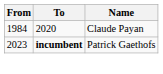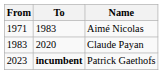+ row: (115, 28)
(17, 28) 1984 -> (17, 45) 1983
